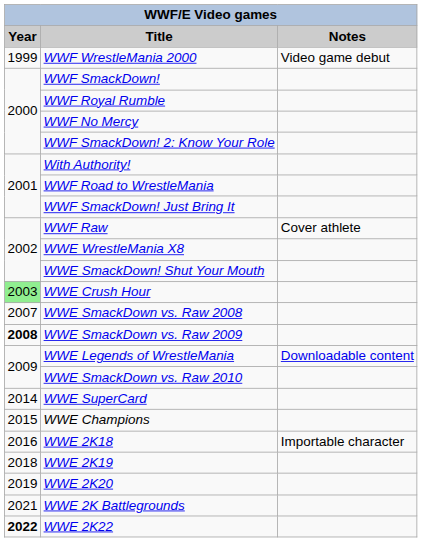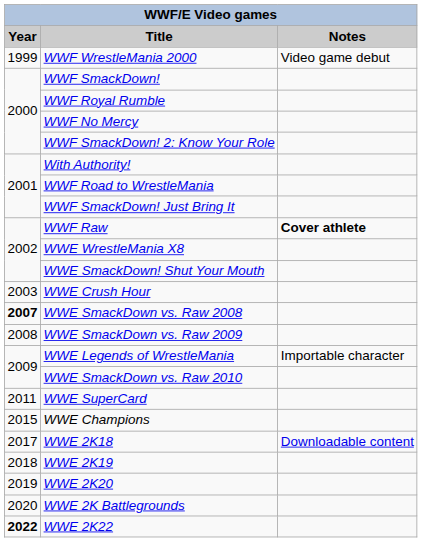(321, 228) normal -> (323, 228) bold
(22, 292) lightgreen background -> (22, 292) no background
(22, 313) normal -> (22, 313) bold
(22, 334) bold -> (22, 334) normal
(347, 356) Downloadable content -> (342, 356) Importable character
(22, 398) 2014 -> (22, 398) 2011
(22, 441) 2016 -> (22, 441) 2017
(342, 441) Importable character -> (347, 441) Downloadable content
(22, 505) 2021 -> (22, 505) 2020
